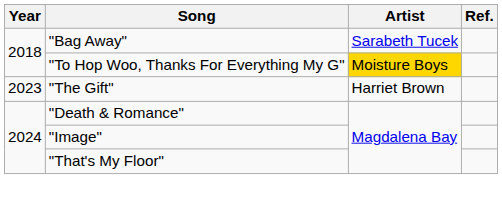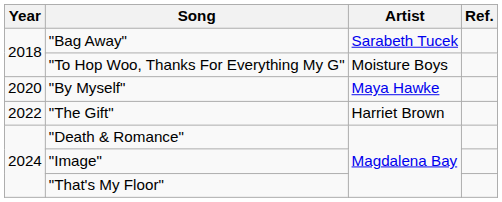(400, 64) gold background -> (400, 64) no background
+ row: (87, 88)
(25, 88) 2023 -> (25, 112) 2022
